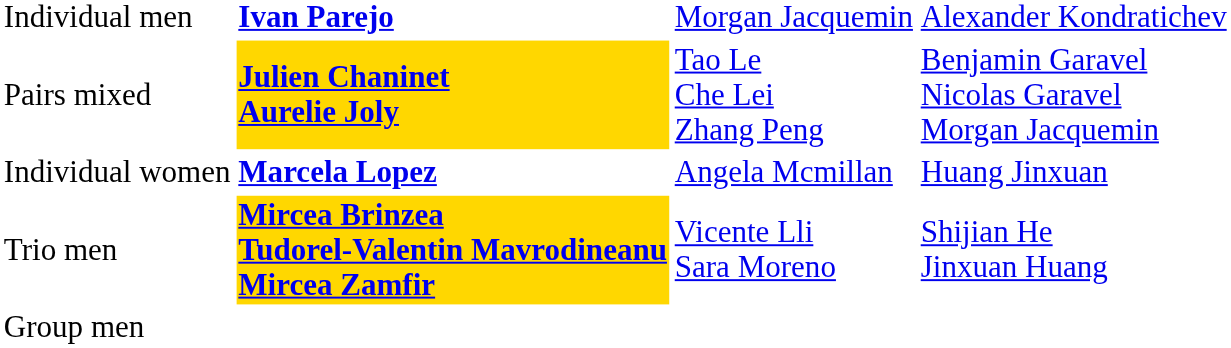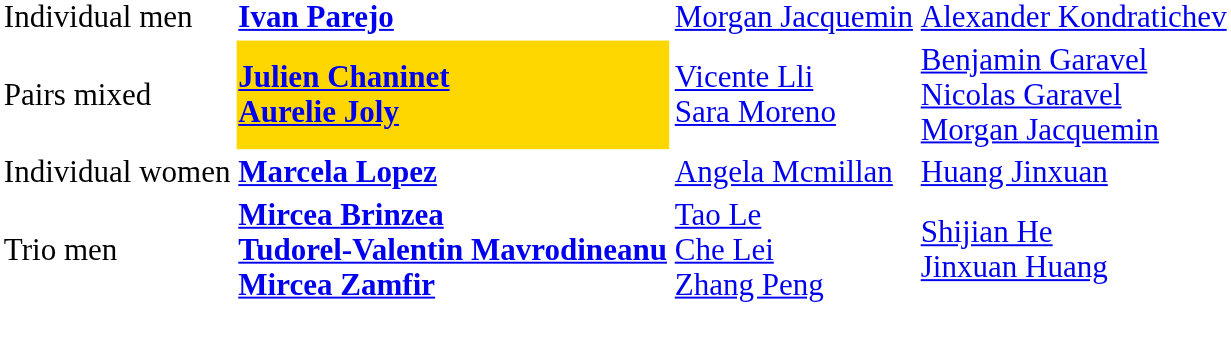(749, 94) Tao Le Che Lei Zhang Peng -> (755, 94) Vicente Lli Sara Moreno
(453, 249) gold background -> (453, 249) no background
(755, 249) Vicente Lli Sara Moreno -> (749, 249) Tao Le Che Lei Zhang Peng
- row: (74, 327)
